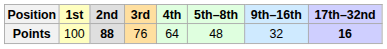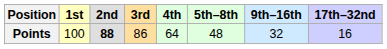(140, 33) 76 -> (140, 33) 86
(345, 33) bold -> (345, 33) normal
